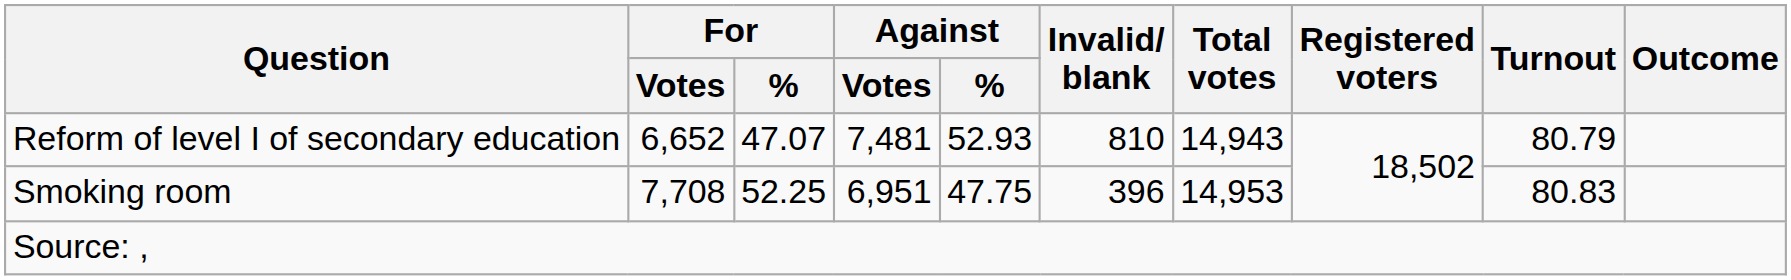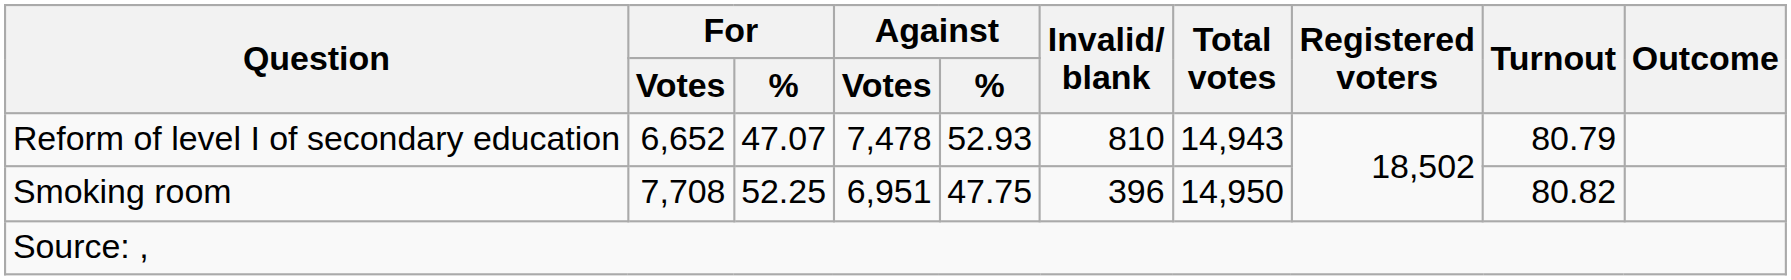(889, 138) 7,481 -> (889, 138) 7,478
(1232, 192) 14,953 -> (1232, 192) 14,950
(1574, 192) 80.83 -> (1574, 192) 80.82
